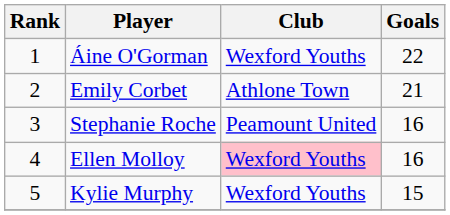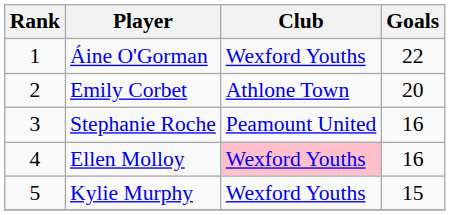(413, 90) 21 -> (413, 90) 20
